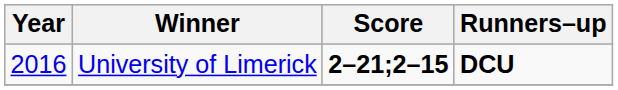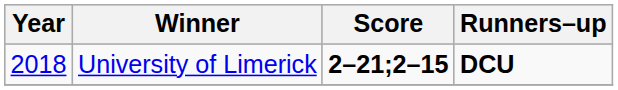(39, 64) 2016 -> (39, 64) 2018
